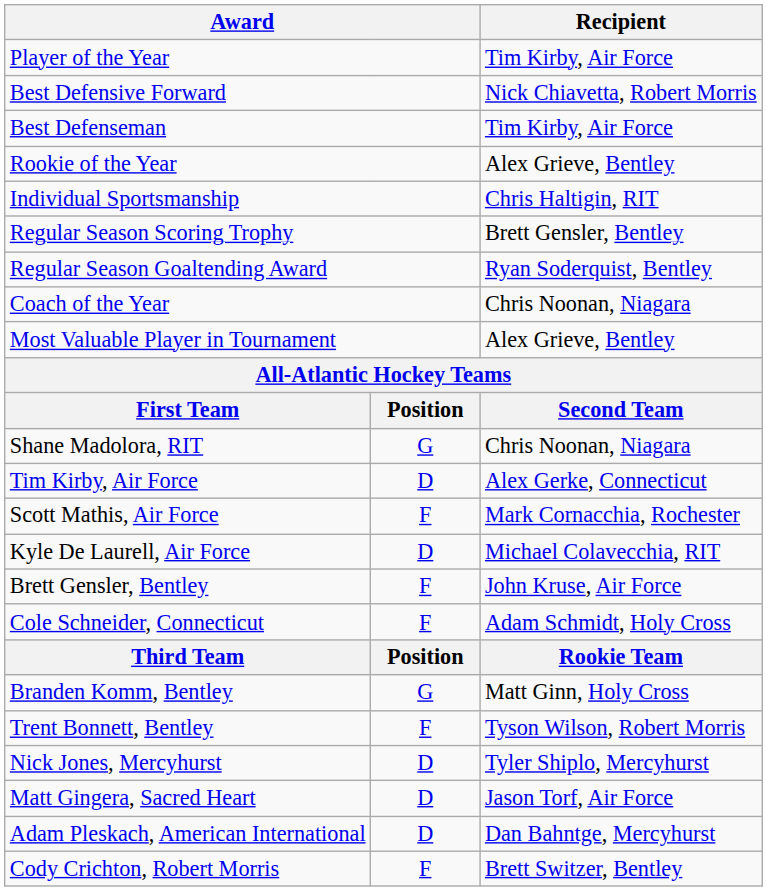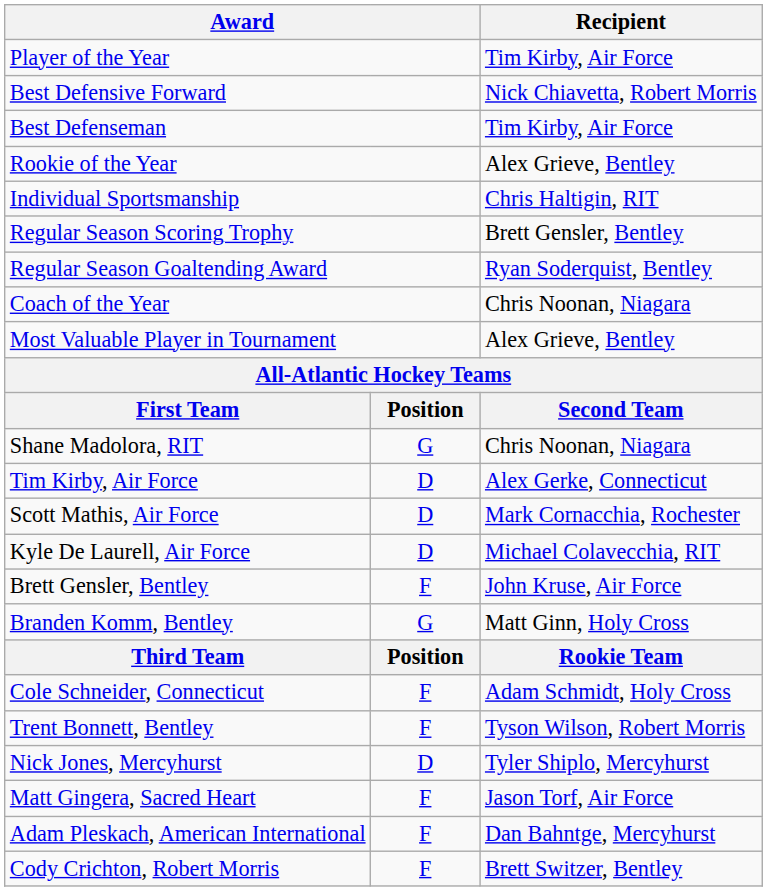(425, 515) F -> (425, 515) D
rows swapped: (137, 621) <-> (121, 692)
(425, 798) D -> (425, 798) F
(425, 833) D -> (425, 833) F
